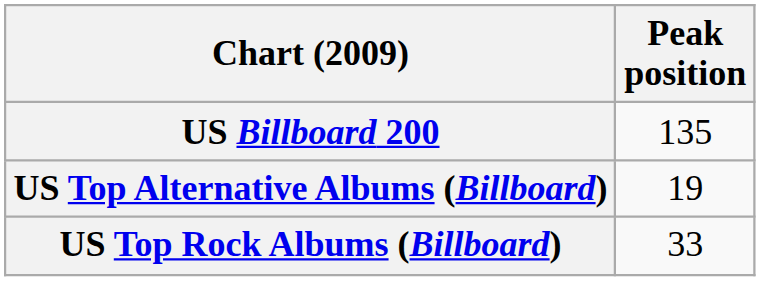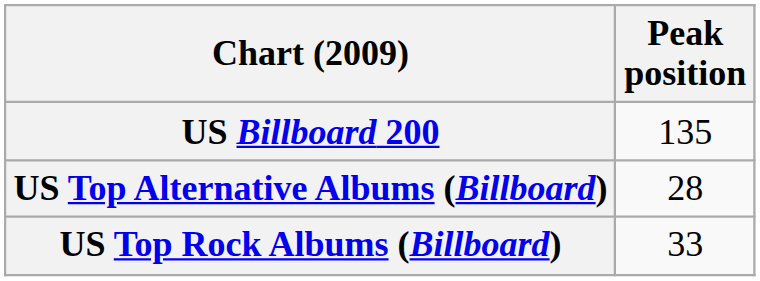(685, 187) 19 -> (685, 187) 28
